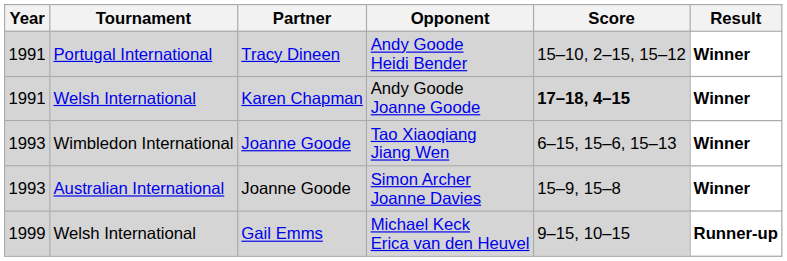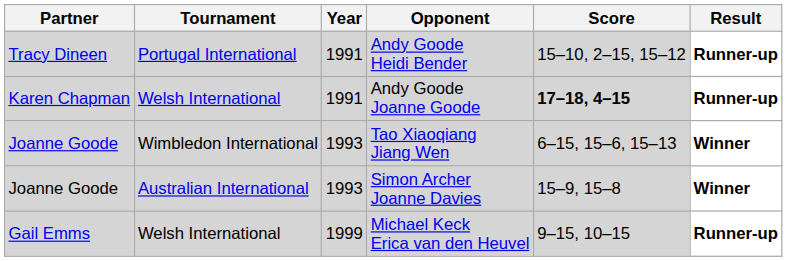columns swapped: (27, 18) <-> (302, 18)
(722, 54) Winner -> (736, 54) Runner-up
(722, 99) Winner -> (736, 99) Runner-up
